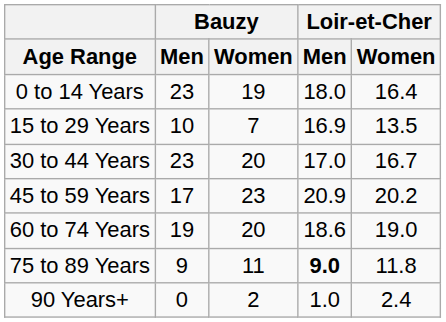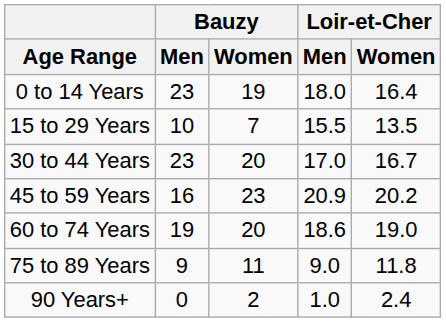(325, 126) 16.9 -> (325, 126) 15.5
(182, 195) 17 -> (182, 195) 16
(325, 265) bold -> (325, 265) normal
